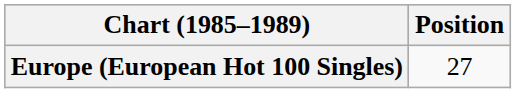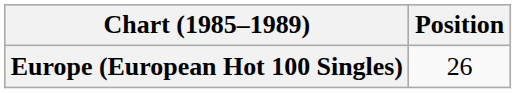(460, 66) 27 -> (460, 66) 26
